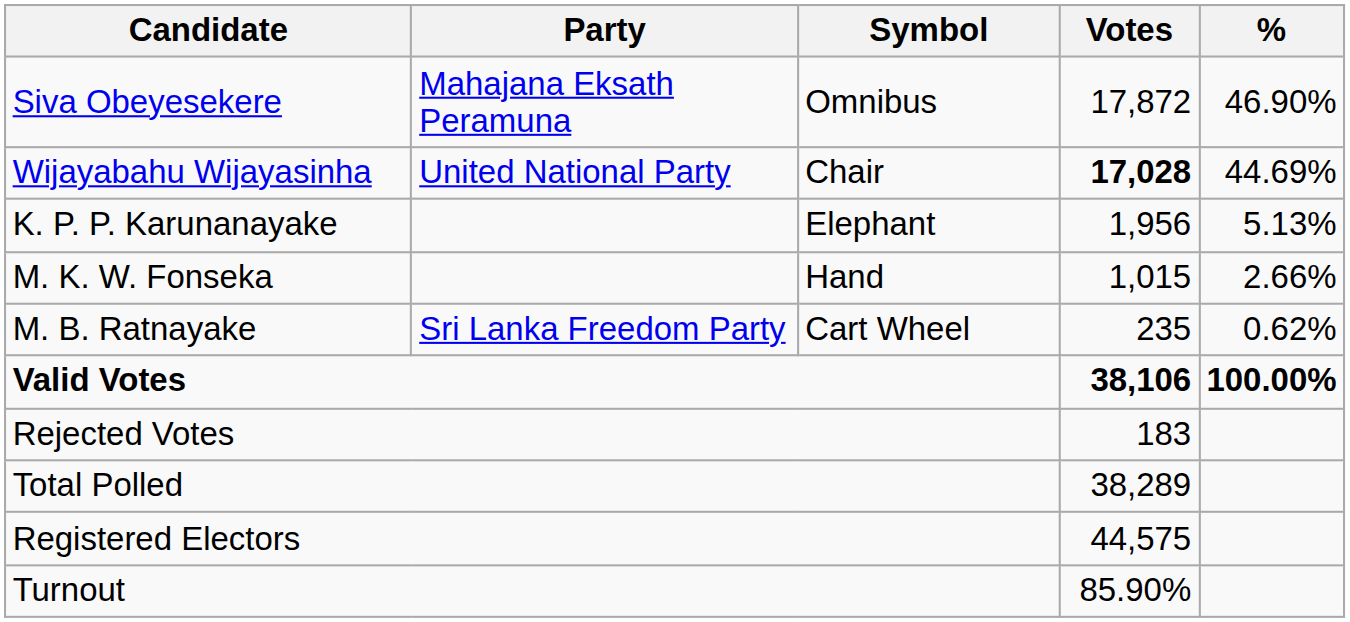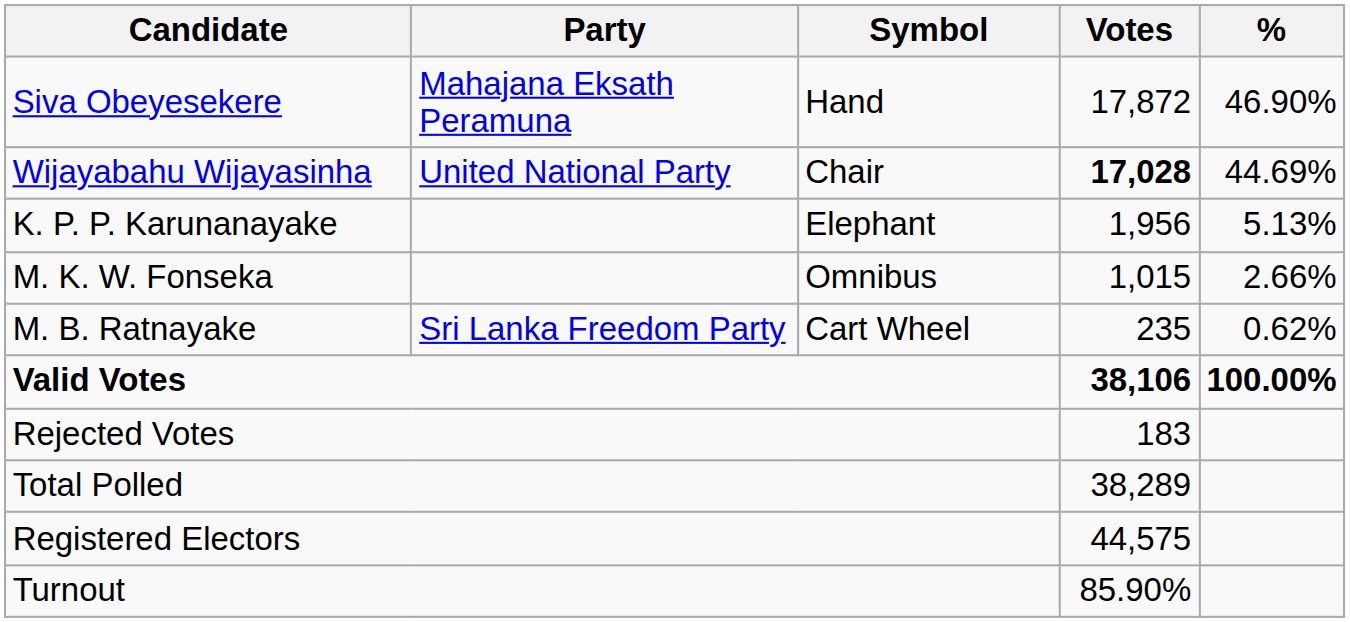(871, 101) Omnibus -> (845, 101) Hand
(845, 276) Hand -> (871, 276) Omnibus
